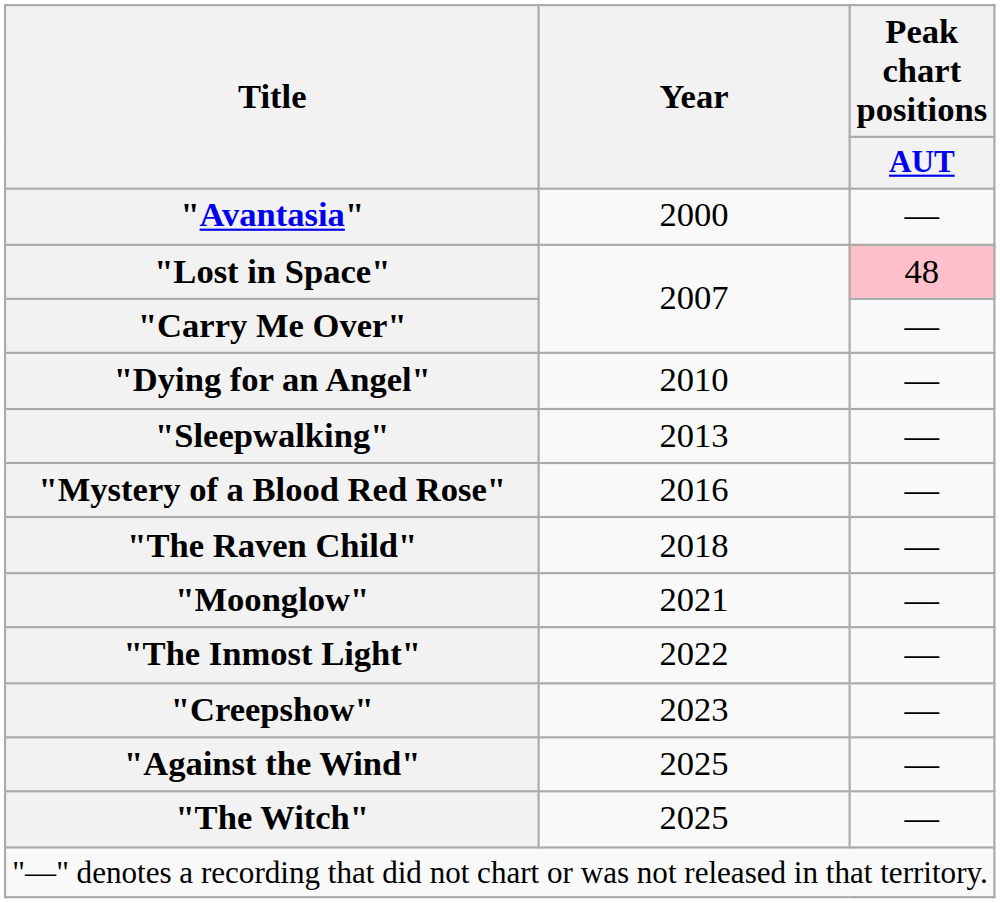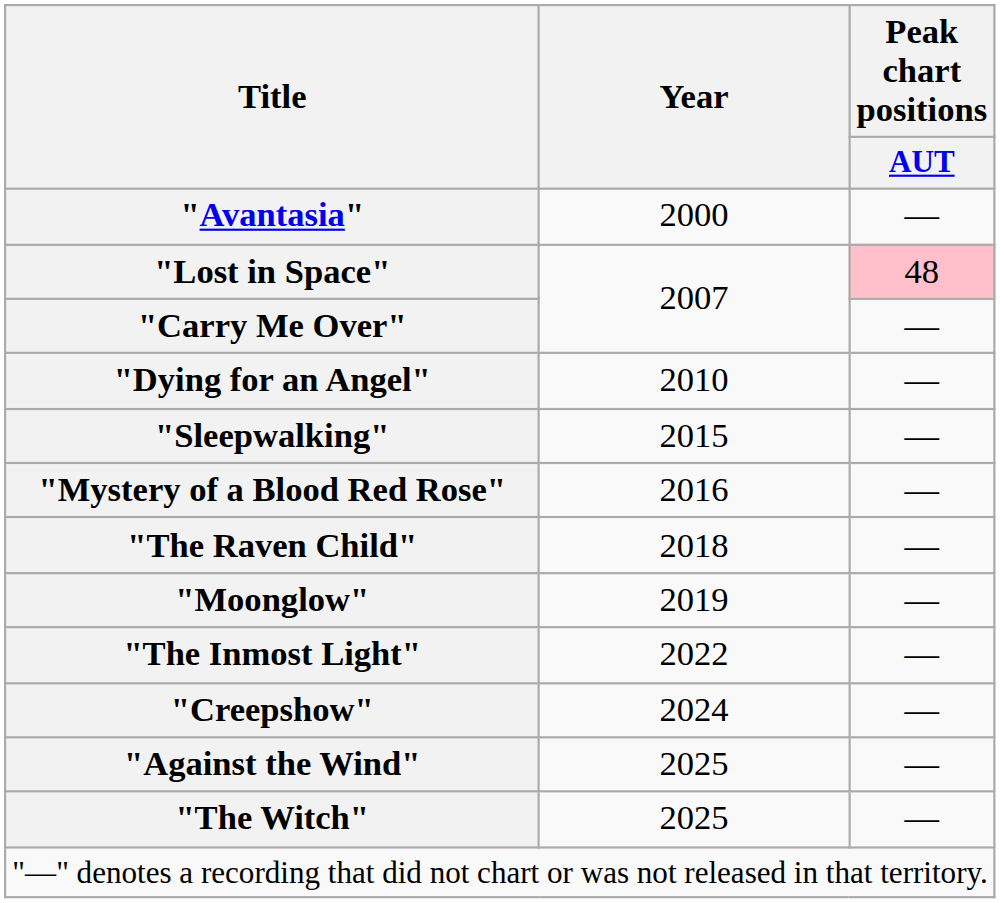(694, 435) 2013 -> (694, 435) 2015
(694, 599) 2021 -> (694, 599) 2019
(694, 709) 2023 -> (694, 709) 2024
